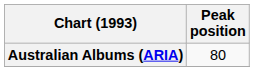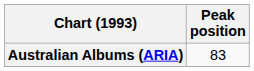(218, 54) 80 -> (218, 54) 83
